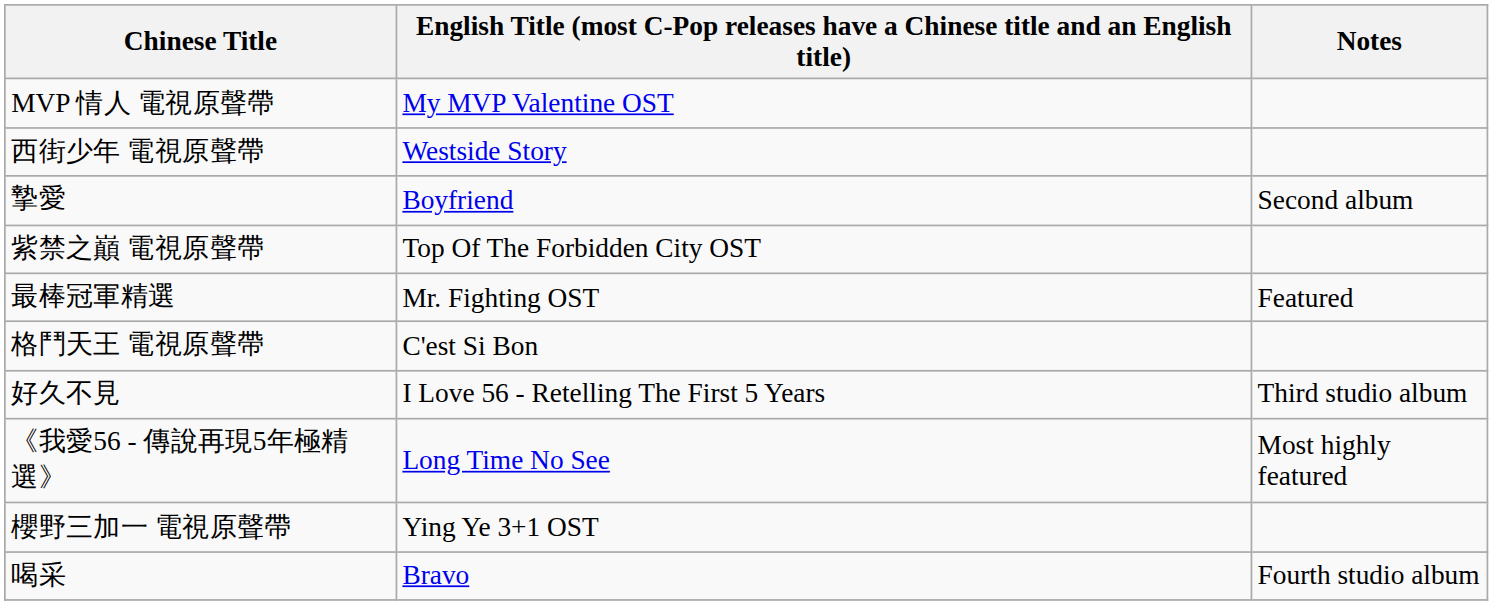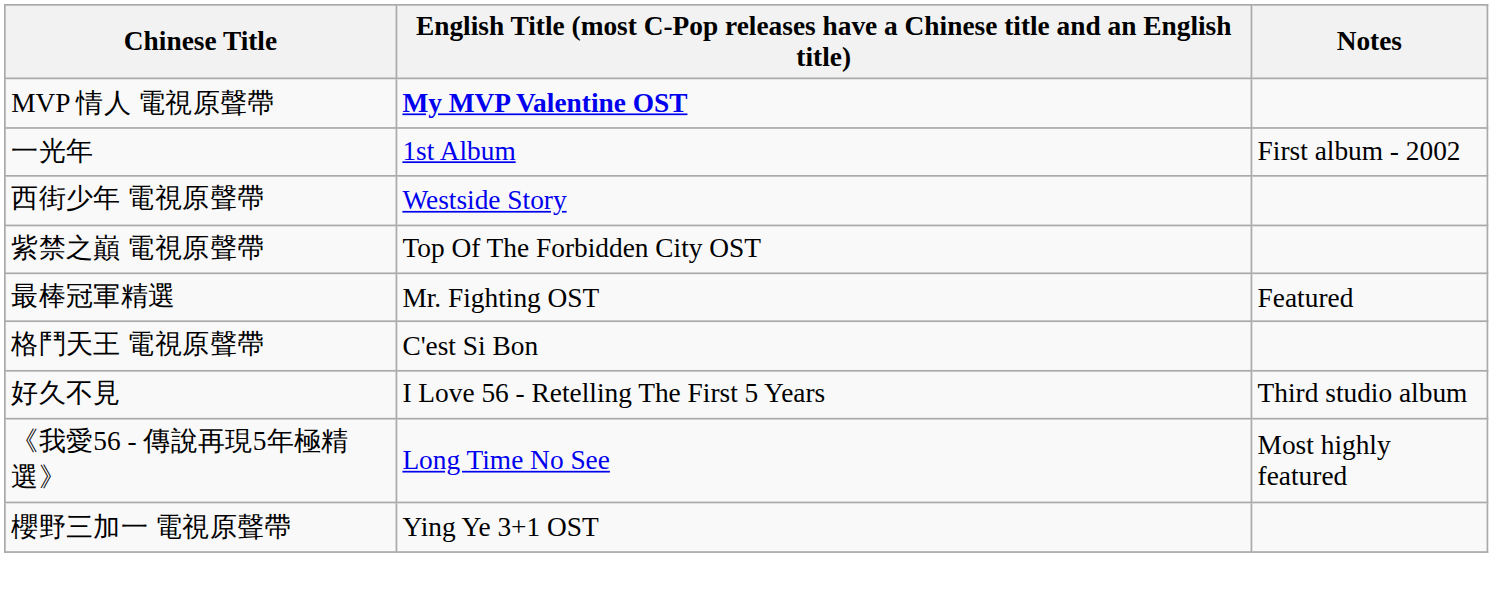(538, 102) normal -> (545, 102) bold
+ row: (52, 150)
- row: (39, 199)
- row: (39, 574)
